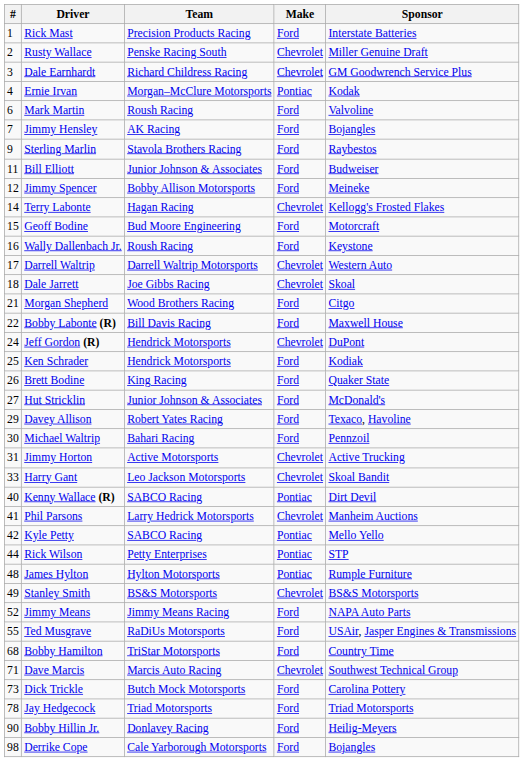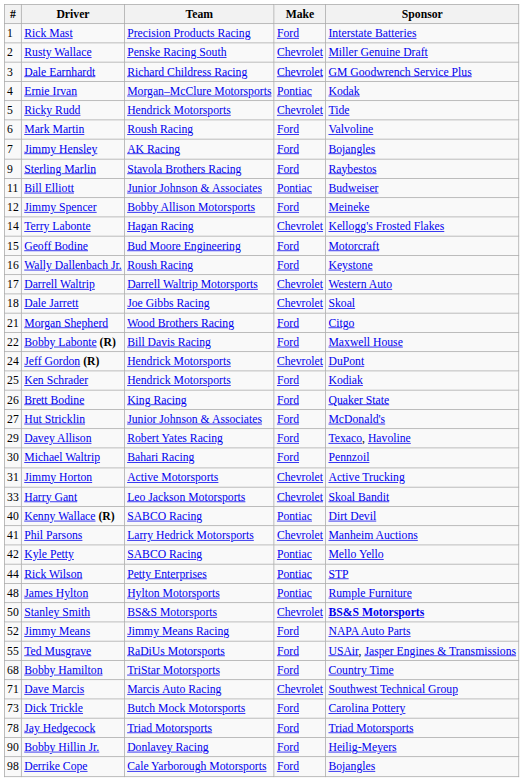+ row: (52, 110)
(288, 168) Ford -> (294, 188) Pontiac
(13, 593) 49 -> (13, 612) 50
(373, 593) normal -> (376, 612) bold
